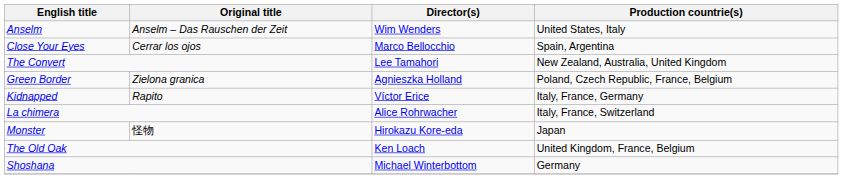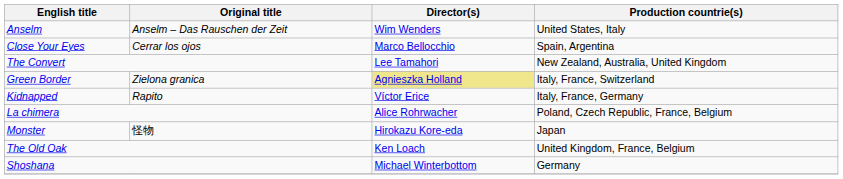(418, 79) no background -> (418, 79) khaki background
(634, 79) Poland, Czech Republic, France, Belgium -> (596, 79) Italy, France, Switzerland
(596, 113) Italy, France, Switzerland -> (634, 113) Poland, Czech Republic, France, Belgium
